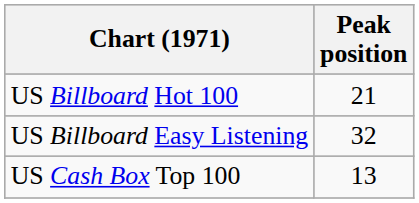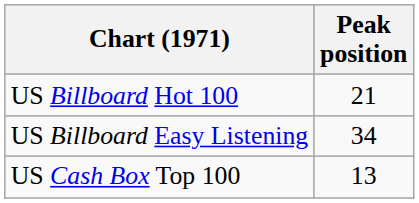(364, 135) 32 -> (364, 135) 34
